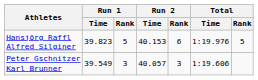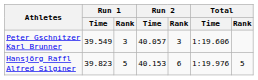rows swapped: (43, 63) <-> (41, 41)
